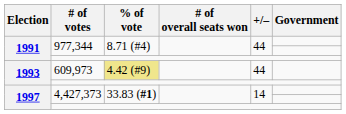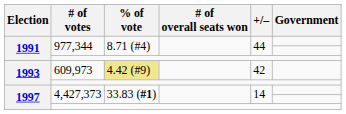(259, 70) 44 -> (259, 70) 42
